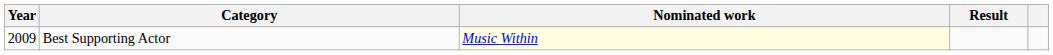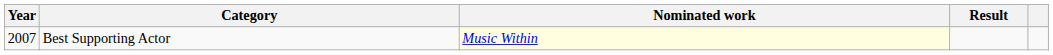(22, 38) 2009 -> (22, 38) 2007
